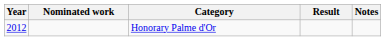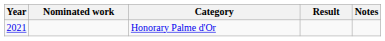(17, 28) 2012 -> (17, 28) 2021
